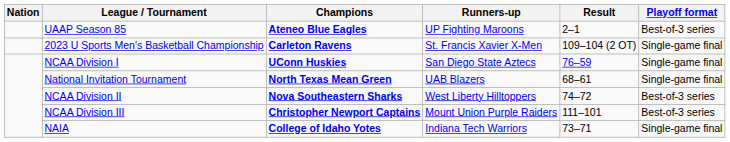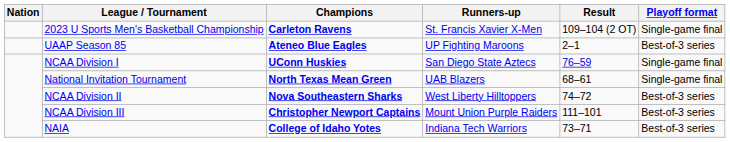rows swapped: (154, 46) <-> (85, 30)
(682, 129) Single-game final -> (678, 129) Best-of-3 series
